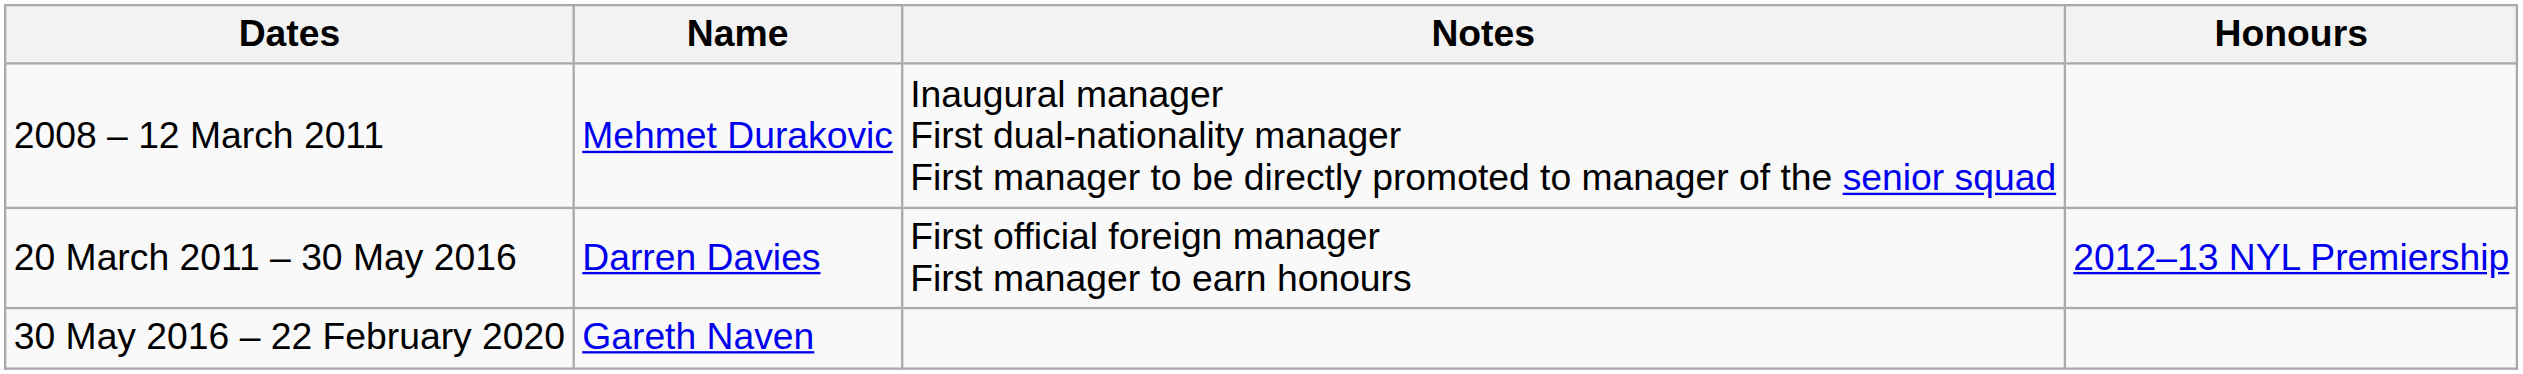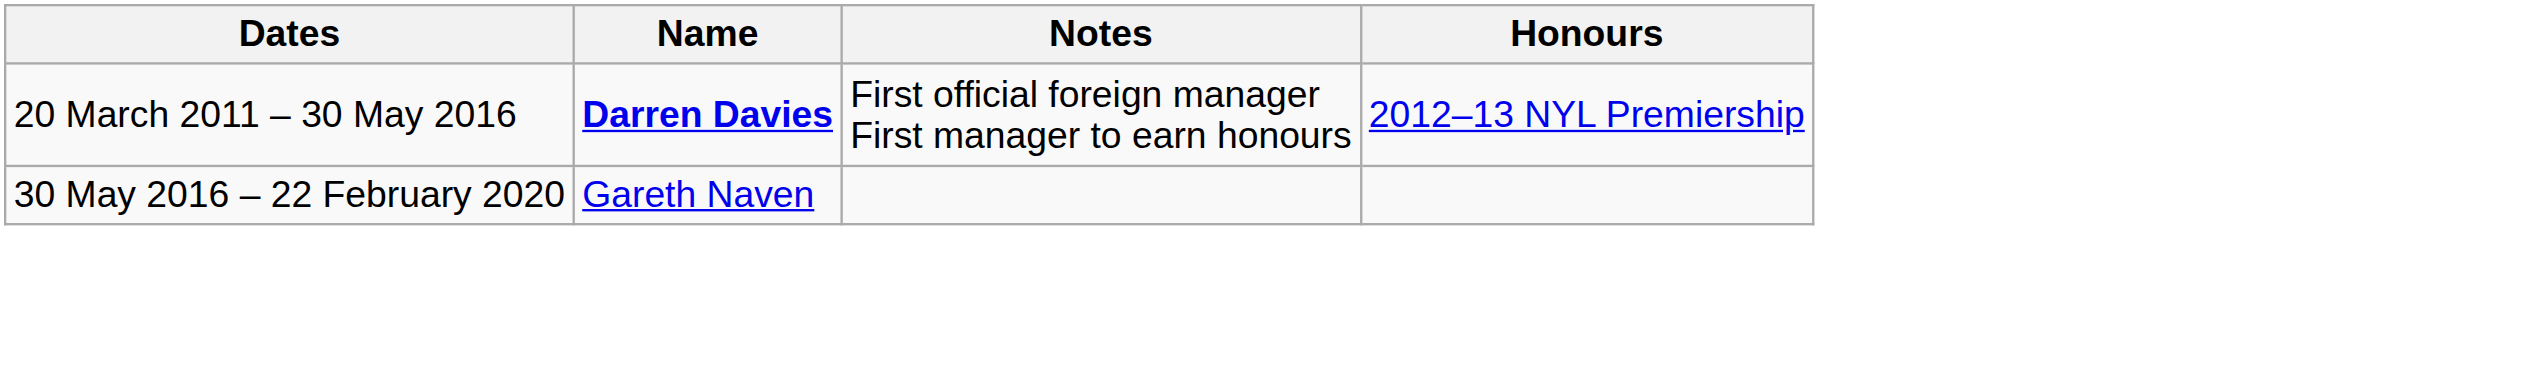- row: (199, 135)
(701, 257) normal -> (708, 114) bold
